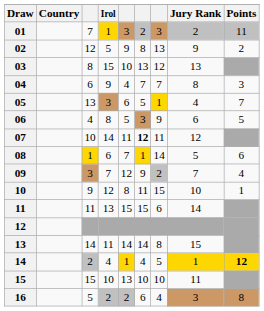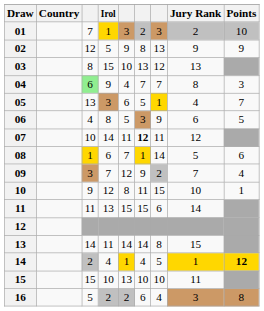(241, 31) 11 -> (241, 31) 10
(241, 48) 2 -> (241, 48) 9
(90, 84) no background -> (90, 84) lightgreen background
